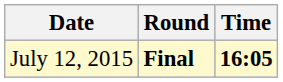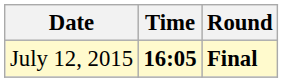columns swapped: (246, 22) <-> (176, 22)
